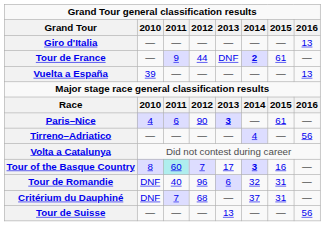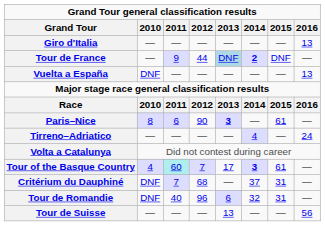(228, 58) no background -> (228, 58) lightblue background
(281, 58) 61 -> (281, 58) DNF
(150, 74) 39 -> (150, 74) DNF
(150, 120) 4 -> (150, 120) 8
(307, 136) 56 -> (307, 136) 24
(150, 167) 8 -> (150, 167) 4
(281, 167) 16 -> (281, 167) 61
rows swapped: (71, 182) <-> (71, 197)
